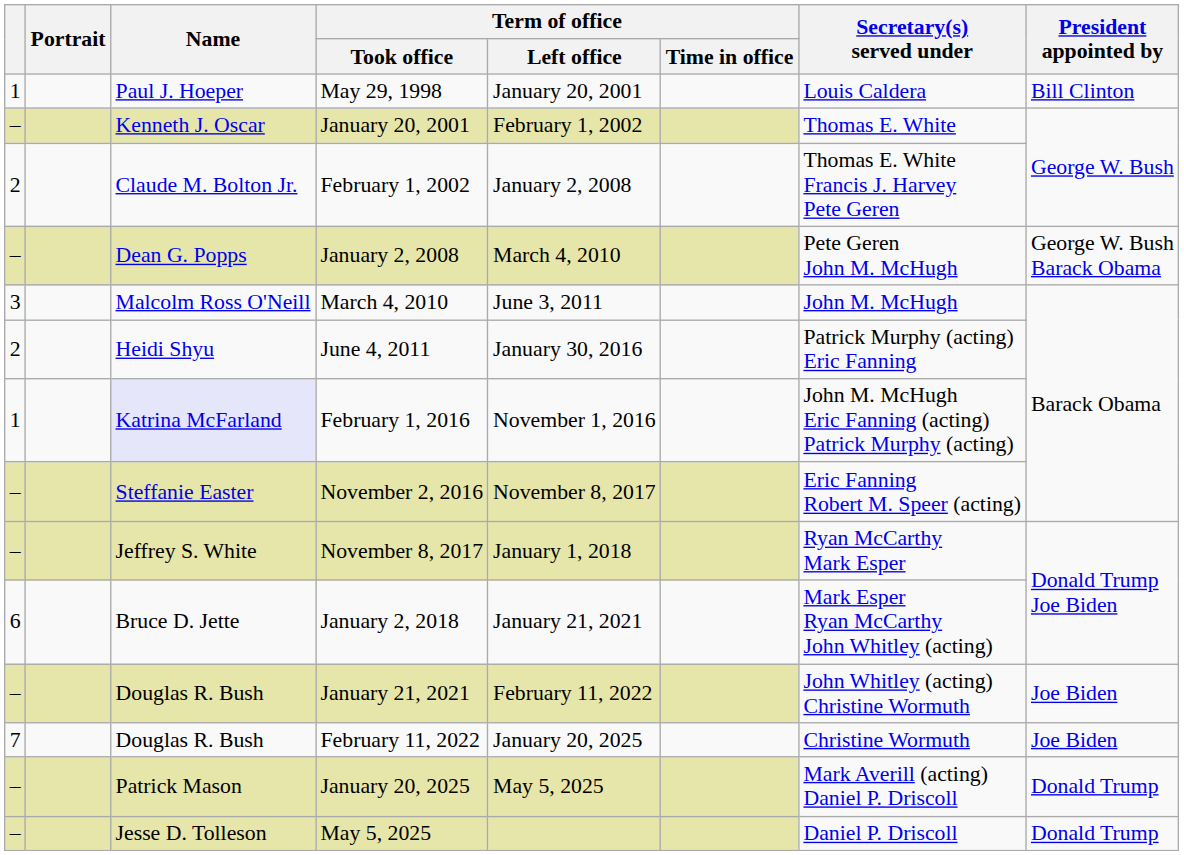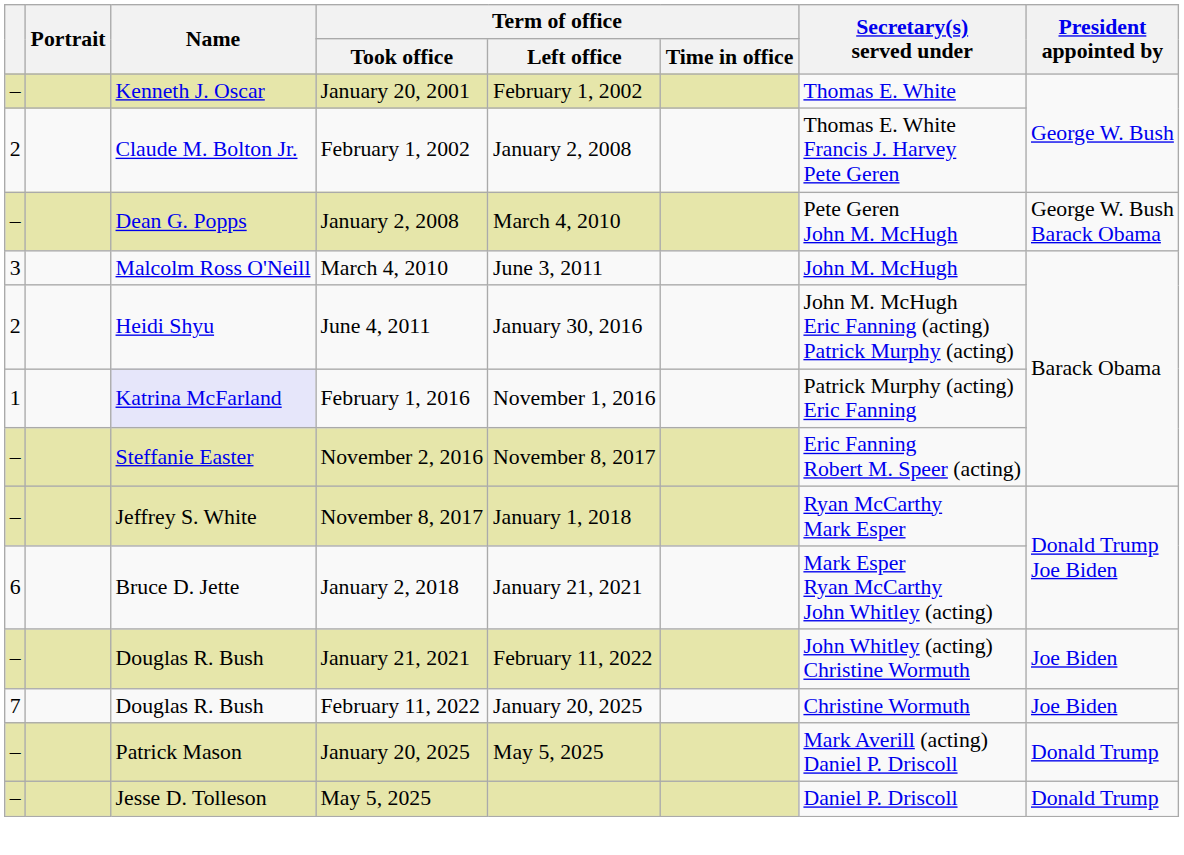- row: (381, 90)
(909, 349) Patrick Murphy (acting) Eric Fanning -> (909, 326) John M. McHugh Eric Fanning (acting) Patrick Murphy (acting)
(909, 420) John M. McHugh Eric Fanning (acting) Patrick Murphy (acting) -> (909, 397) Patrick Murphy (acting) Eric Fanning
